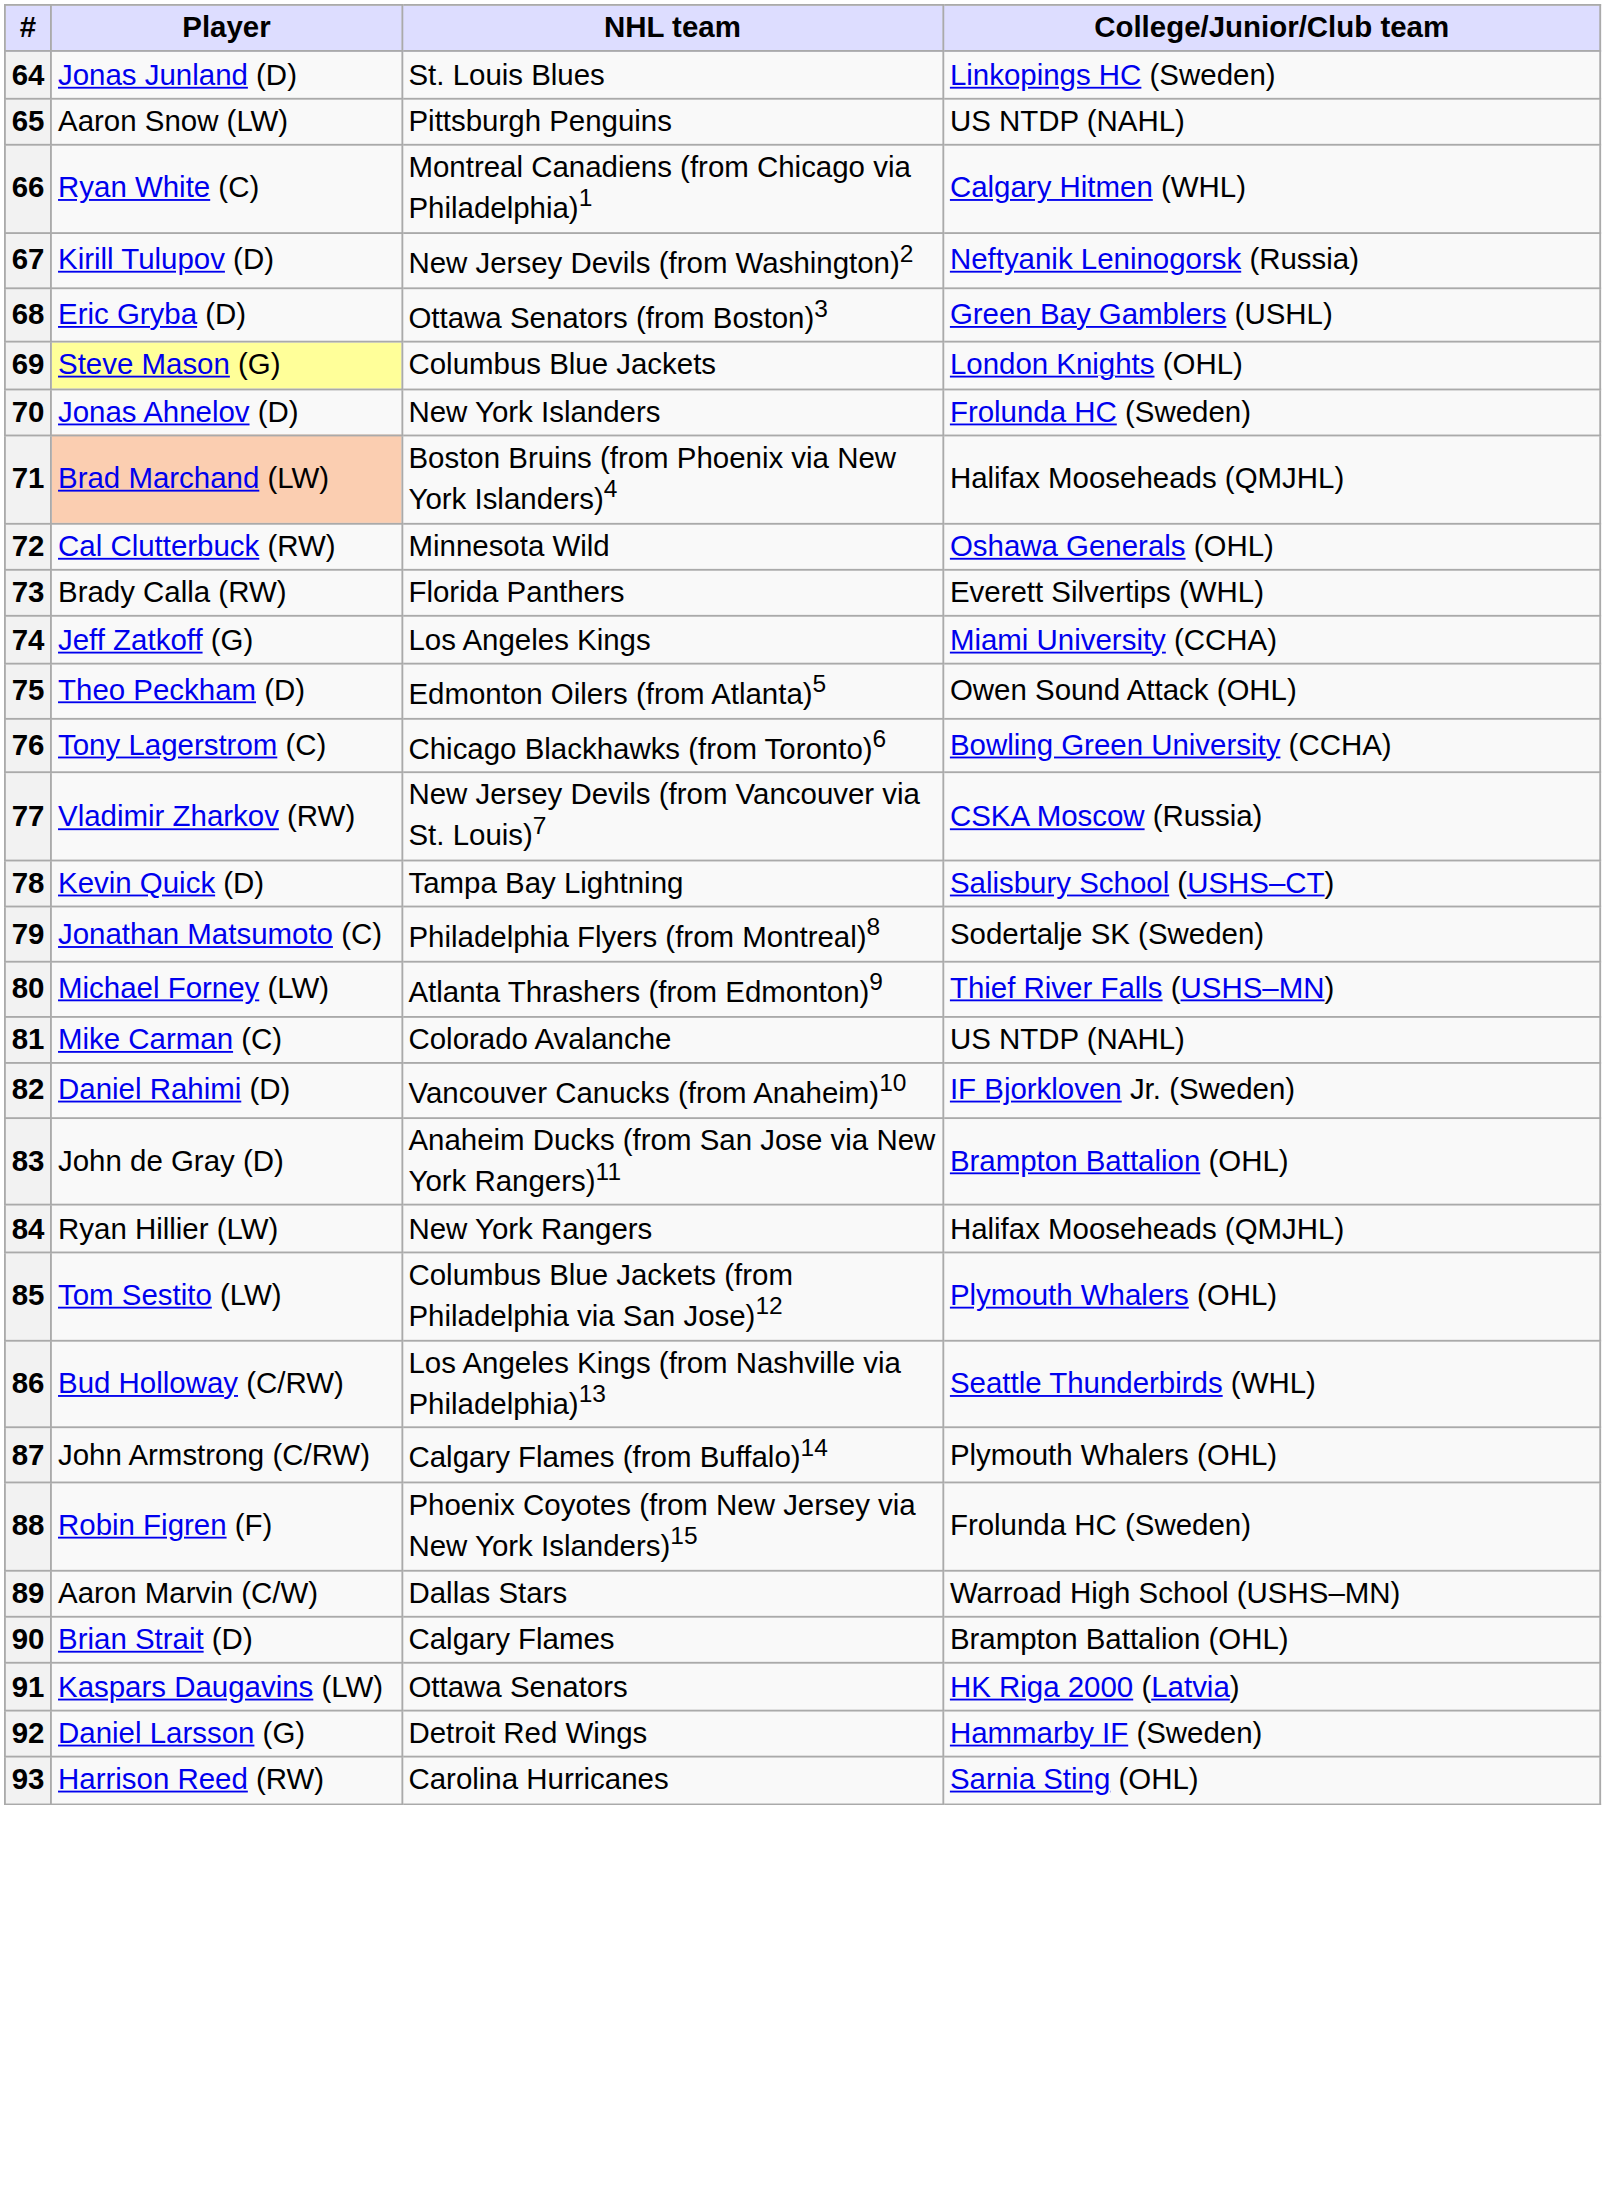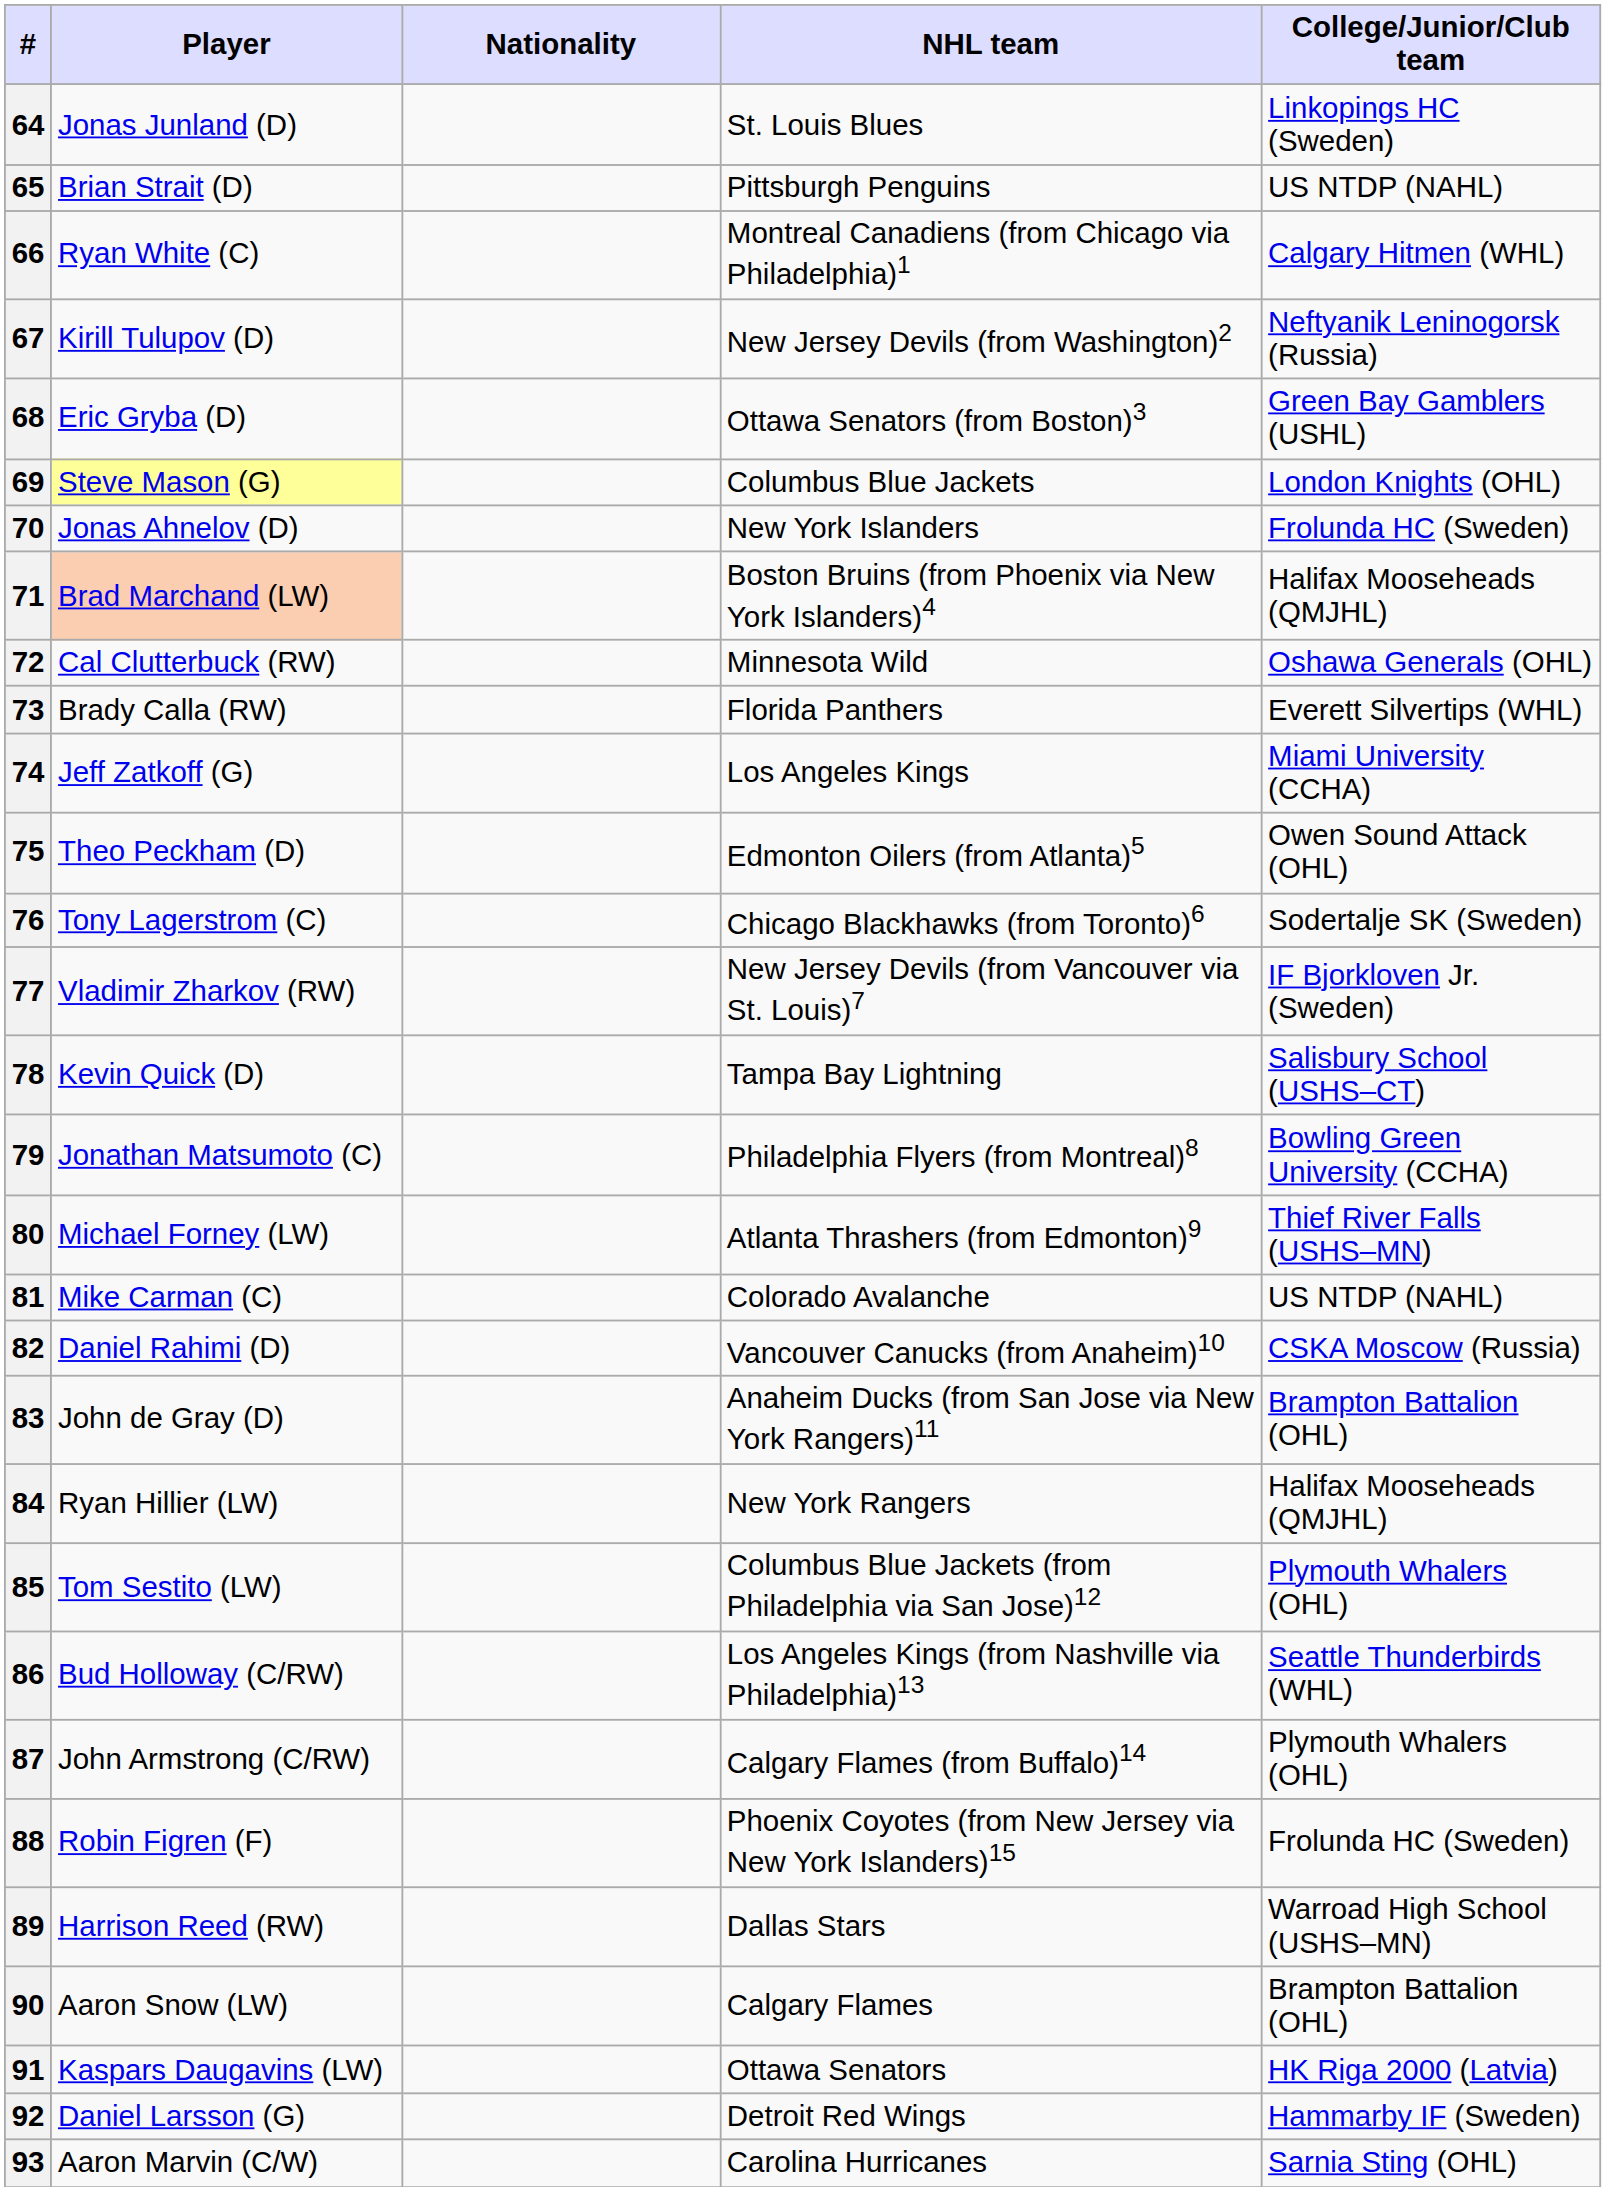+ column: (561, 44)
(173, 121) Aaron Snow (LW) -> (155, 187) Brian Strait (D)
(1171, 744) Bowling Green University (CCHA) -> (1425, 919) Sodertalje SK (Sweden)
(1106, 816) CSKA Moscow (Russia) -> (1374, 990) IF Bjorkloven Jr. (Sweden)
(1107, 933) Sodertalje SK (Sweden) -> (1388, 1154) Bowling Green University (CCHA)
(1123, 1089) IF Bjorkloven Jr. (Sweden) -> (1424, 1348) CSKA Moscow (Russia)
(188, 1593) Aaron Marvin (C/W) -> (191, 1926) Harrison Reed (RW)
(155, 1639) Brian Strait (D) -> (173, 2005) Aaron Snow (LW)
(191, 1779) Harrison Reed (RW) -> (188, 2162) Aaron Marvin (C/W)
